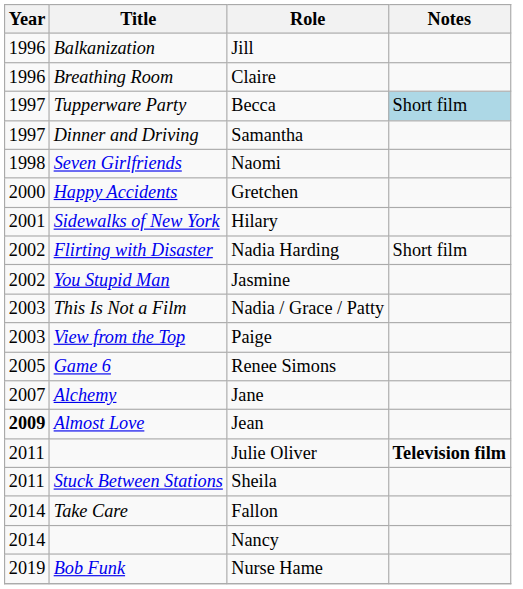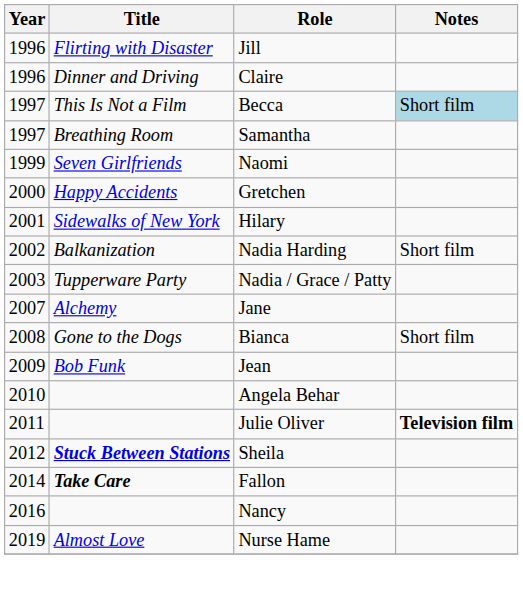(104, 47) Balkanization -> (133, 47) Flirting with Disaster
(113, 76) Breathing Room -> (126, 76) Dinner and Driving
(120, 105) Tupperware Party -> (120, 105) This Is Not a Film
(126, 134) Dinner and Driving -> (113, 134) Breathing Room
(27, 163) 1998 -> (27, 163) 1999
(133, 250) Flirting with Disaster -> (104, 250) Balkanization
- row: (261, 279)
(120, 308) This Is Not a Film -> (120, 279) Tupperware Party
- row: (252, 337)
- row: (284, 366)
+ row: (264, 337)
(27, 423) bold -> (27, 366) normal
(99, 423) Almost Love -> (89, 366) Bob Funk
+ row: (289, 395)
(27, 481) 2011 -> (27, 452) 2012
(138, 481) normal -> (142, 452) bold
(91, 510) normal -> (92, 481) bold
(27, 539) 2014 -> (27, 510) 2016
(89, 568) Bob Funk -> (99, 539) Almost Love
